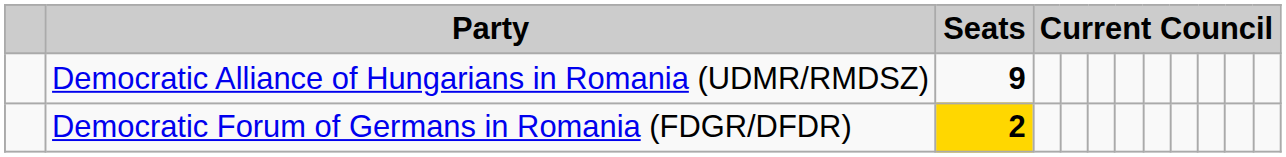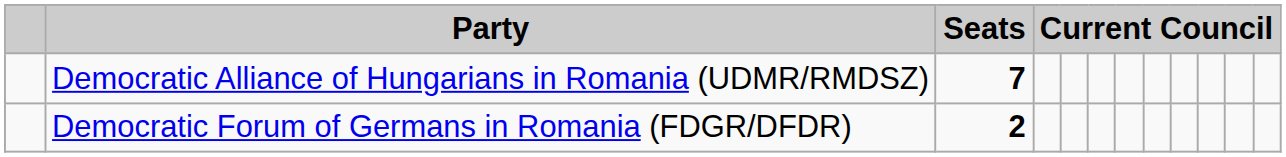(1017, 77) 9 -> (1017, 77) 7
(1017, 126) gold background -> (1017, 126) no background
